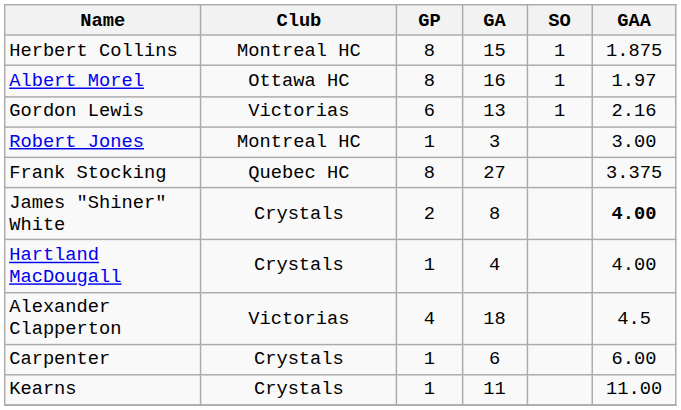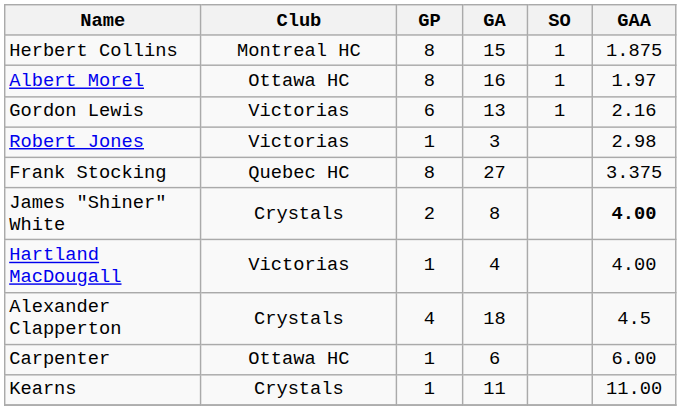(299, 142) Montreal HC -> (299, 142) Victorias
(634, 142) 3.00 -> (634, 142) 2.98
(299, 266) Crystals -> (299, 266) Victorias
(299, 318) Victorias -> (299, 318) Crystals
(299, 359) Crystals -> (299, 359) Ottawa HC
